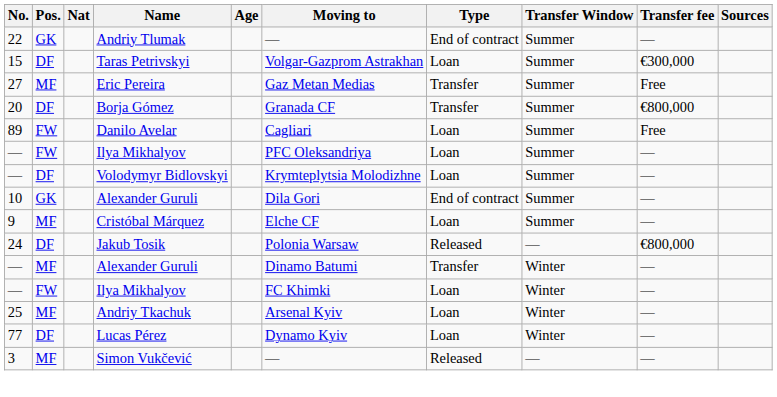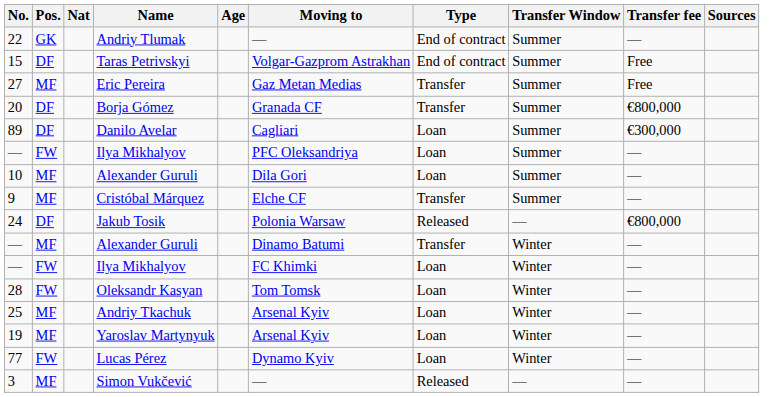(445, 61) Loan -> (461, 61) End of contract
(667, 61) €300,000 -> (640, 61) Free
(46, 130) FW -> (45, 130) DF
(653, 130) Free -> (654, 130) €300,000
- row: (15, 175)
(46, 198) GK -> (46, 175) MF
(474, 198) End of contract -> (432, 175) Loan
(445, 221) Loan -> (441, 198) Transfer
+ row: (15, 289)
+ row: (15, 335)
(45, 335) DF -> (46, 358) FW
